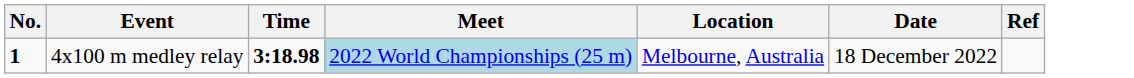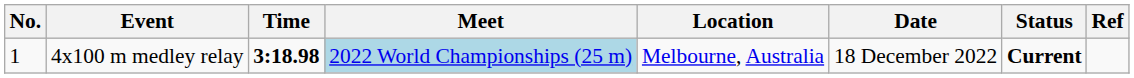+ column: (1044, 21)
(15, 55) bold -> (15, 55) normal
